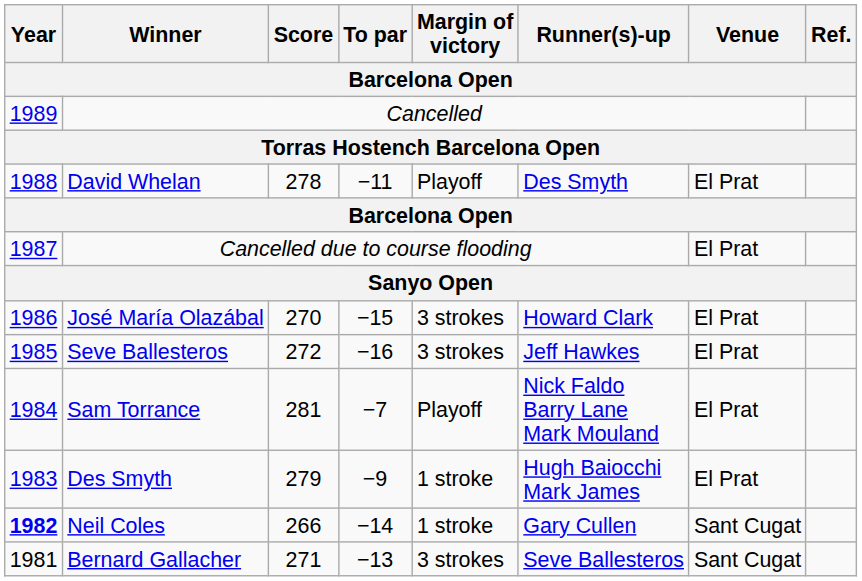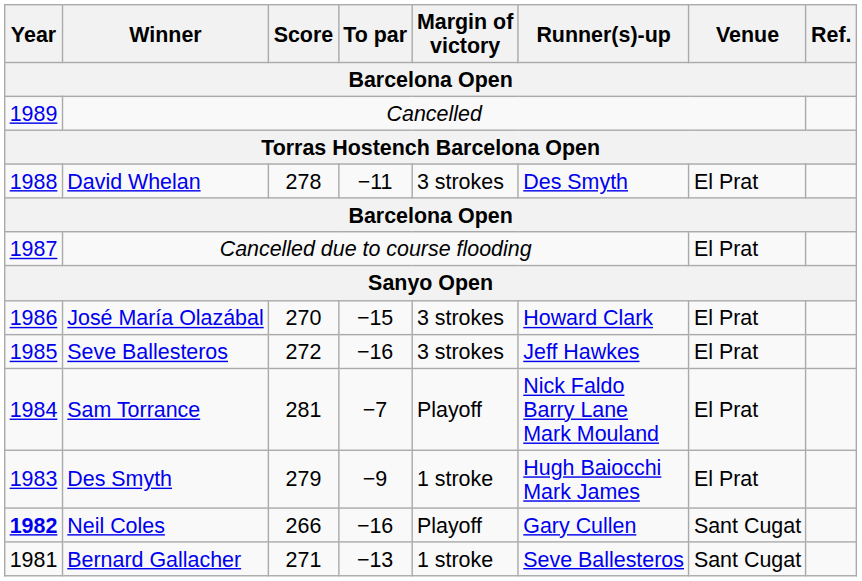(449, 182) Playoff -> (460, 182) 3 strokes
(375, 525) −14 -> (375, 525) −16
(455, 525) 1 stroke -> (449, 525) Playoff
(460, 559) 3 strokes -> (455, 559) 1 stroke
